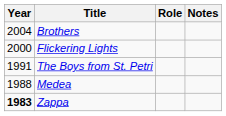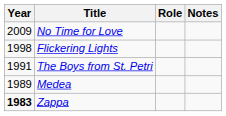+ row: (80, 31)
- row: (58, 31)
(19, 48) 2000 -> (19, 48) 1998
(19, 84) 1988 -> (19, 84) 1989
